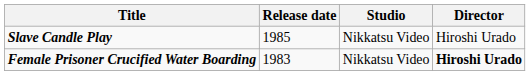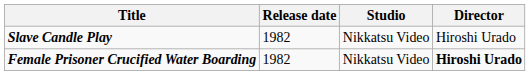(277, 37) 1985 -> (277, 37) 1982
(277, 59) 1983 -> (277, 59) 1982
